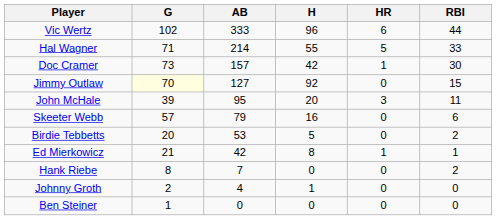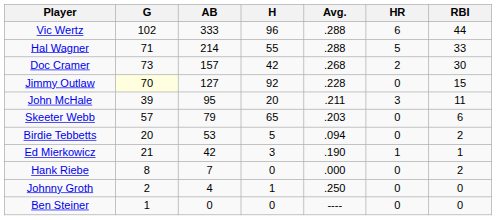+ column: (335, 13)
(384, 65) 1 -> (397, 65) 2
(312, 118) 16 -> (272, 118) 65
(312, 153) 8 -> (272, 153) 3
